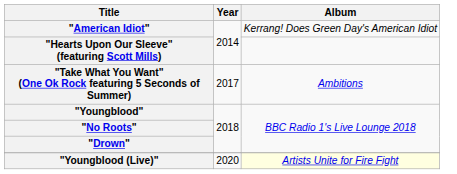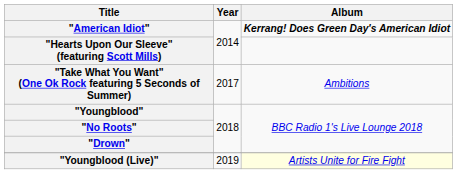(340, 28) normal -> (347, 28) bold
(228, 160) 2020 -> (228, 160) 2019
